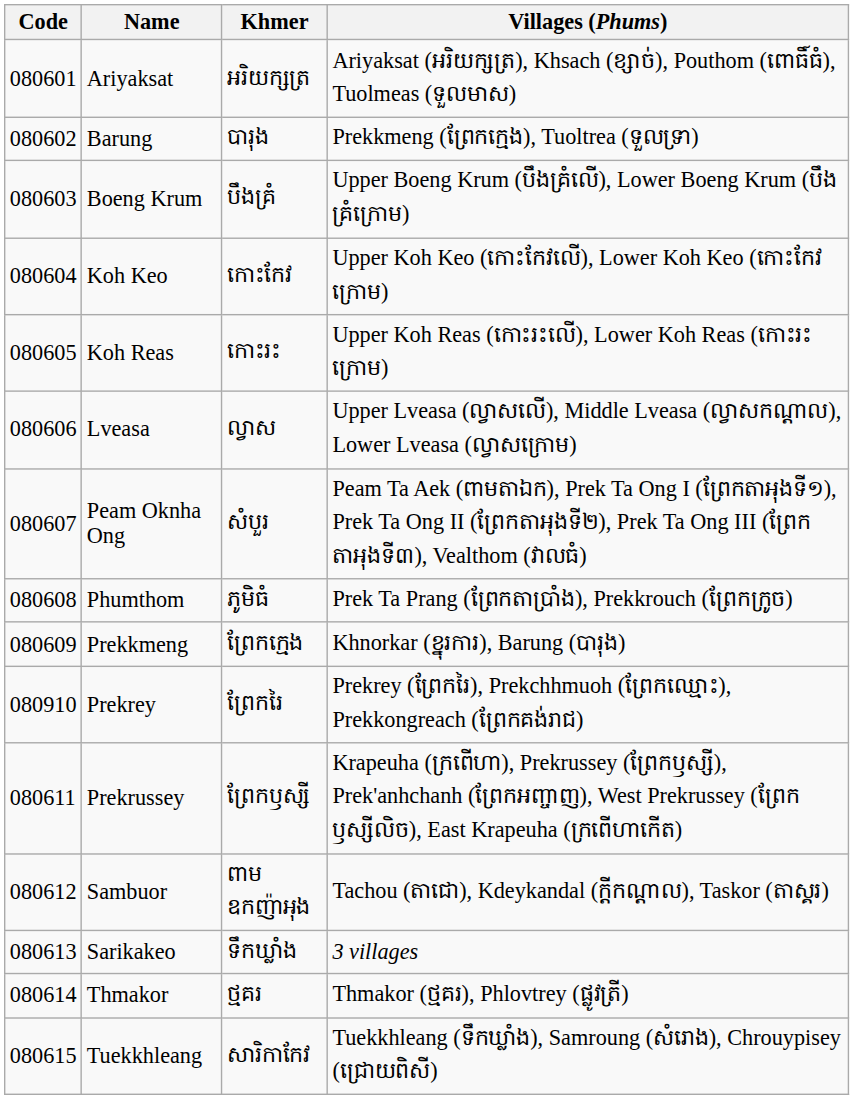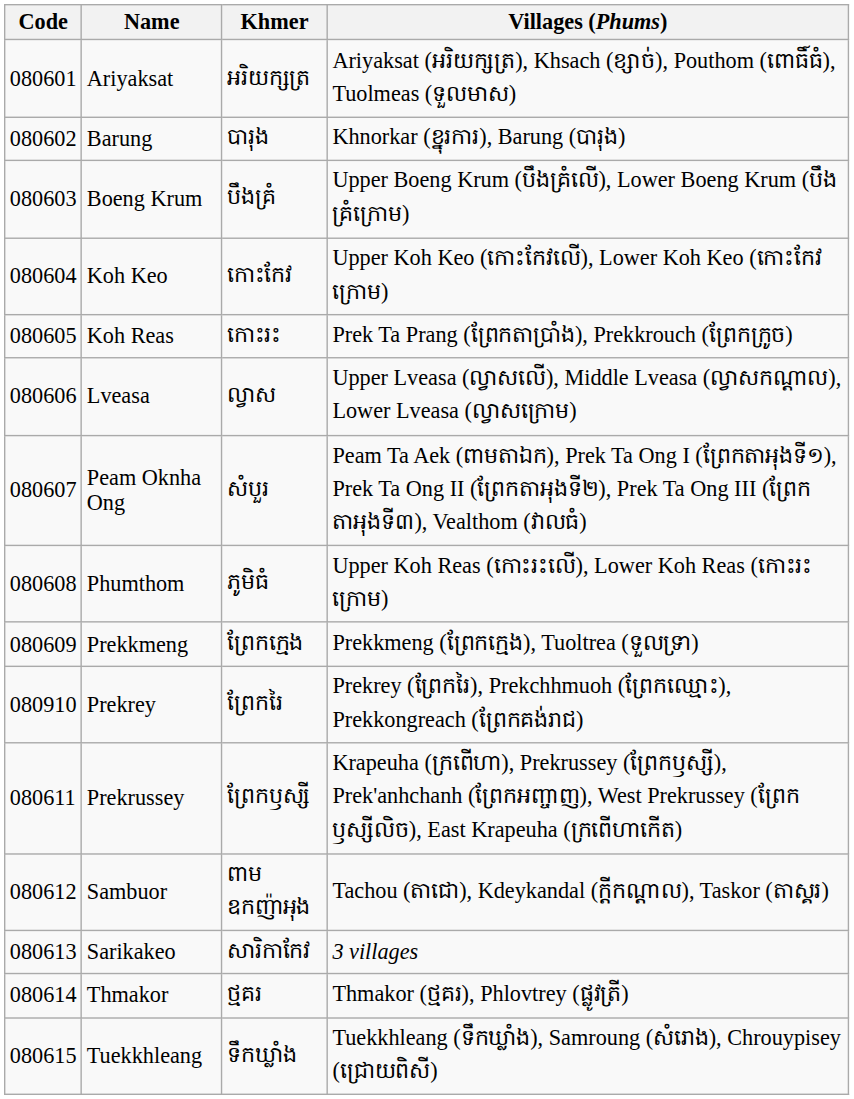(516, 137) Prekkmeng (ព្រែកក្មេង), Tuoltrea (ទួលទ្រា) -> (479, 137) Khnorkar (ខ្នុរការ), Barung (បារុង)
(572, 351) Upper Koh Reas (កោះរះលើ), Lower Koh Reas (កោះរះក្រោម) -> (563, 334) Prek Ta Prang (ព្រែកតាប្រាំង), Prekkrouch (ព្រែកក្រូច)
(563, 598) Prek Ta Prang (ព្រែកតាប្រាំង), Prekkrouch (ព្រែកក្រូច) -> (572, 582) Upper Koh Reas (កោះរះលើ), Lower Koh Reas (កោះរះក្រោម)
(479, 642) Khnorkar (ខ្នុរការ), Barung (បារុង) -> (516, 642) Prekkmeng (ព្រែកក្មេង), Tuoltrea (ទួលទ្រា)
(262, 950) ទឹកឃ្លាំង -> (269, 950) សារិកាកែវ
(269, 1054) សារិកាកែវ -> (262, 1054) ទឹកឃ្លាំង
